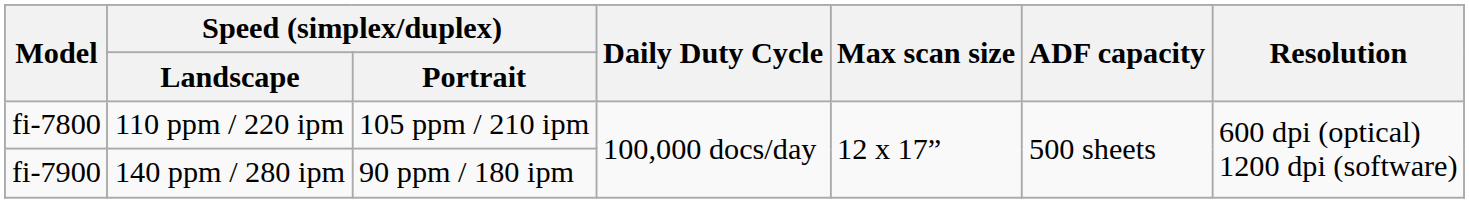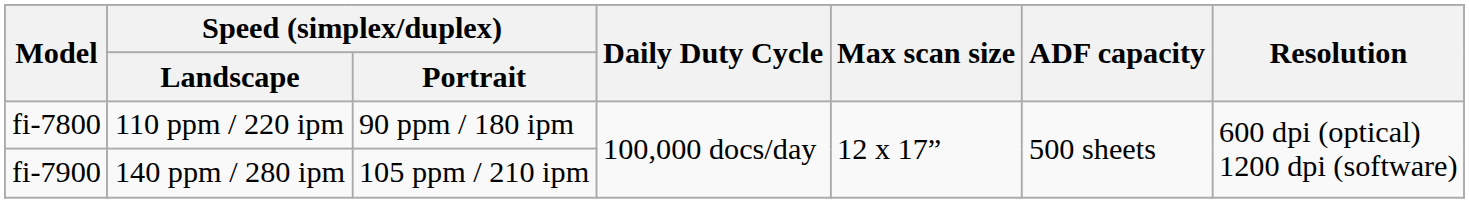(474, 124) 105 ppm / 210 ipm -> (467, 124) 90 ppm / 180 ipm
(467, 172) 90 ppm / 180 ipm -> (474, 172) 105 ppm / 210 ipm
